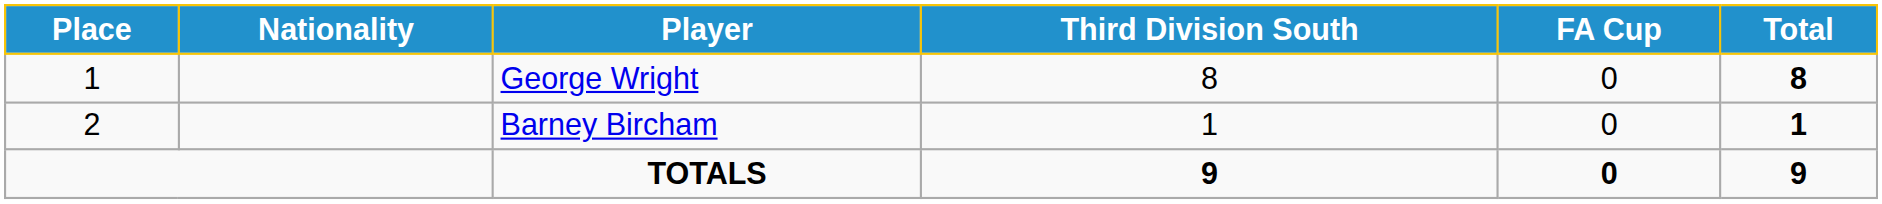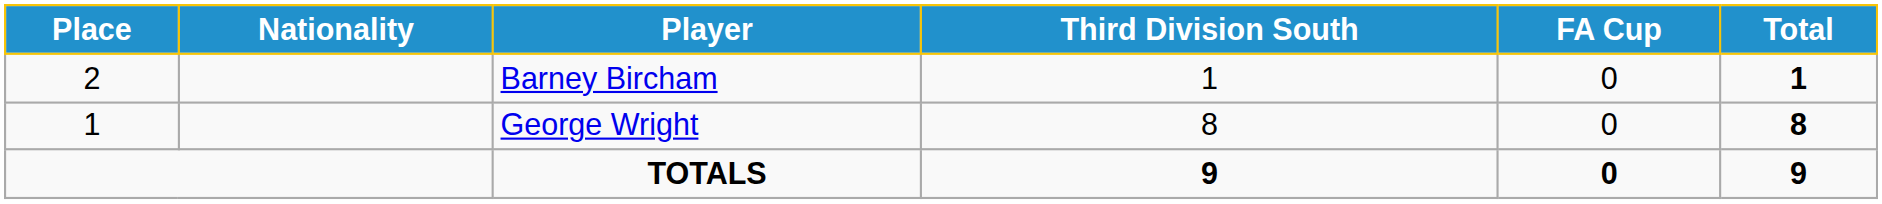rows swapped: (599, 78) <-> (609, 126)
